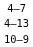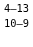- row: (17, 9)
